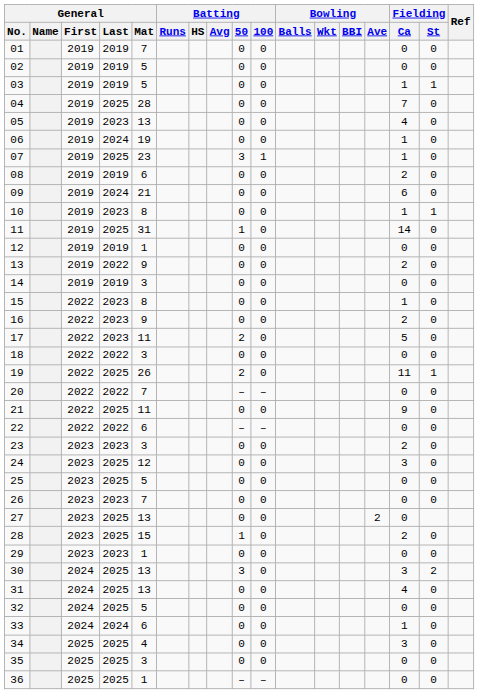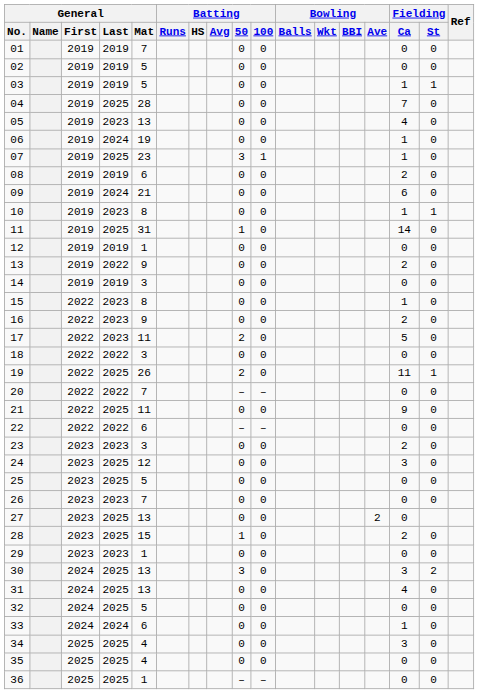(144, 662) 3 -> (144, 662) 4
